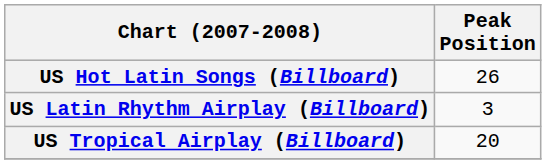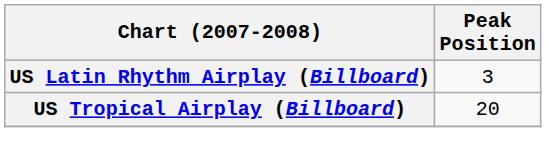- row: (220, 77)
